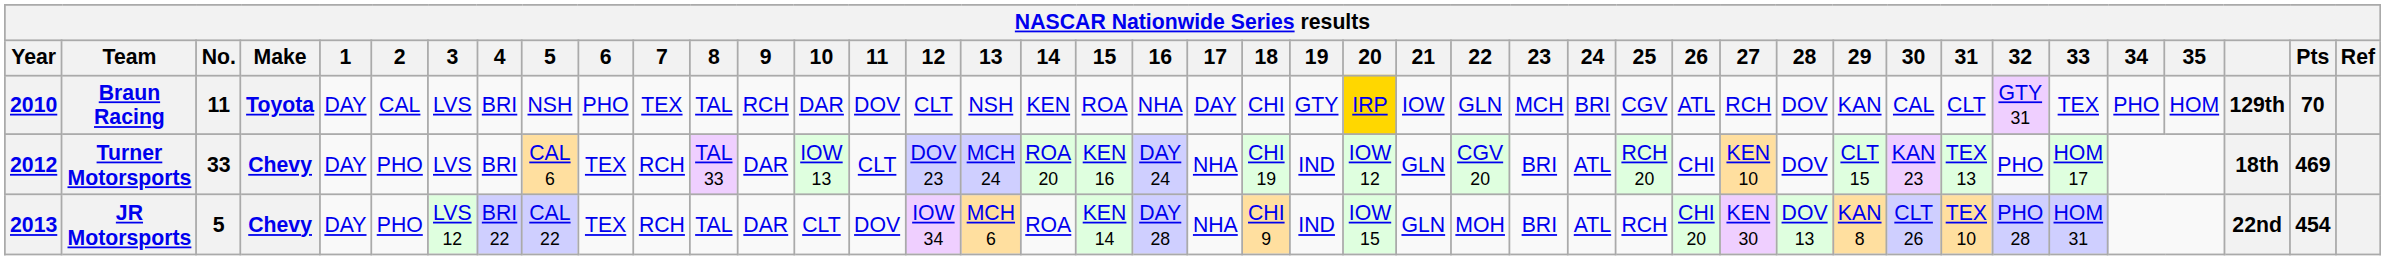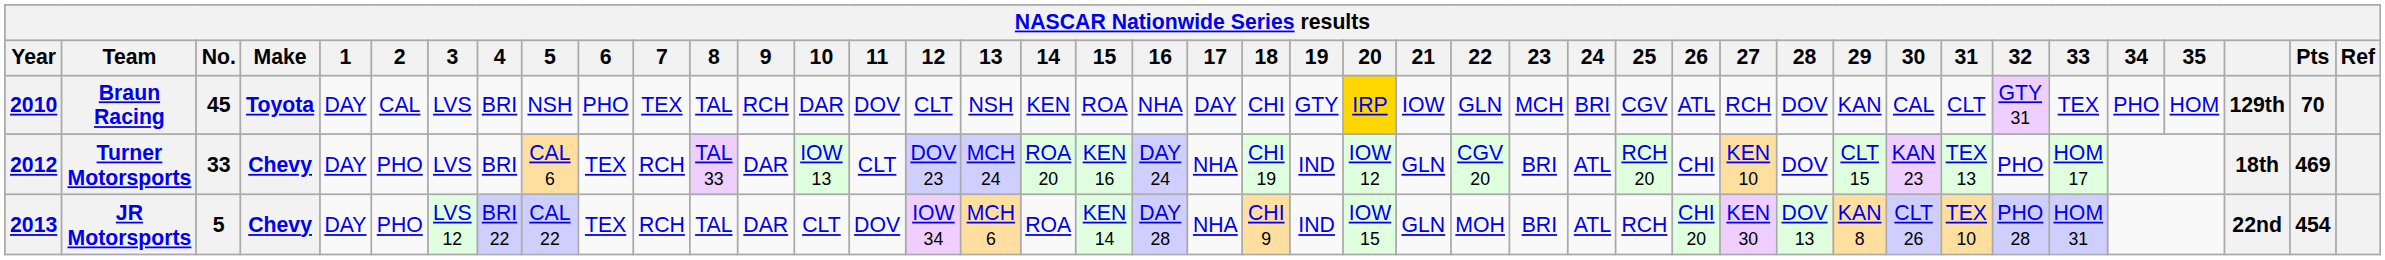(219, 105) 11 -> (219, 105) 45
